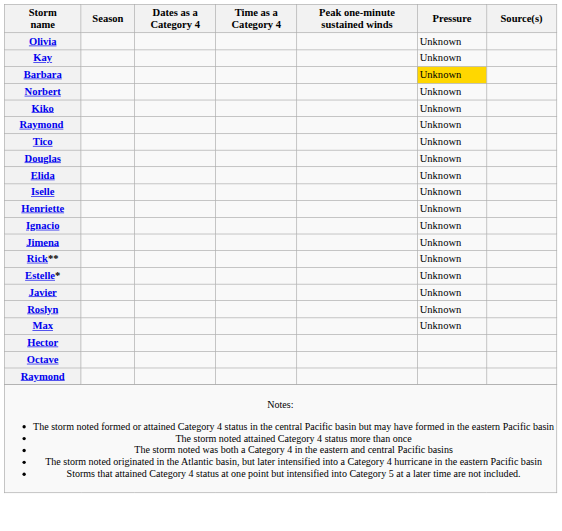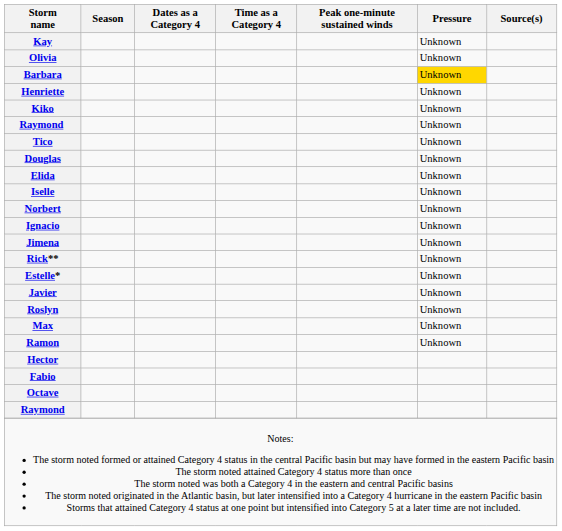rows swapped: (43, 58) <-> (43, 41)
rows swapped: (43, 208) <-> (43, 91)
+ row: (43, 342)
+ row: (43, 376)
